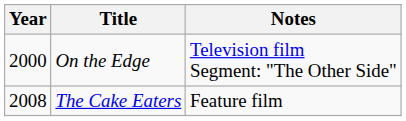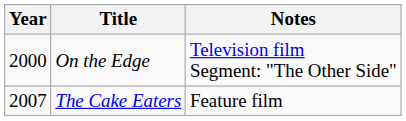(28, 100) 2008 -> (28, 100) 2007
